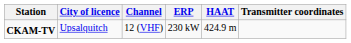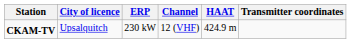columns swapped: (144, 12) <-> (184, 12)
